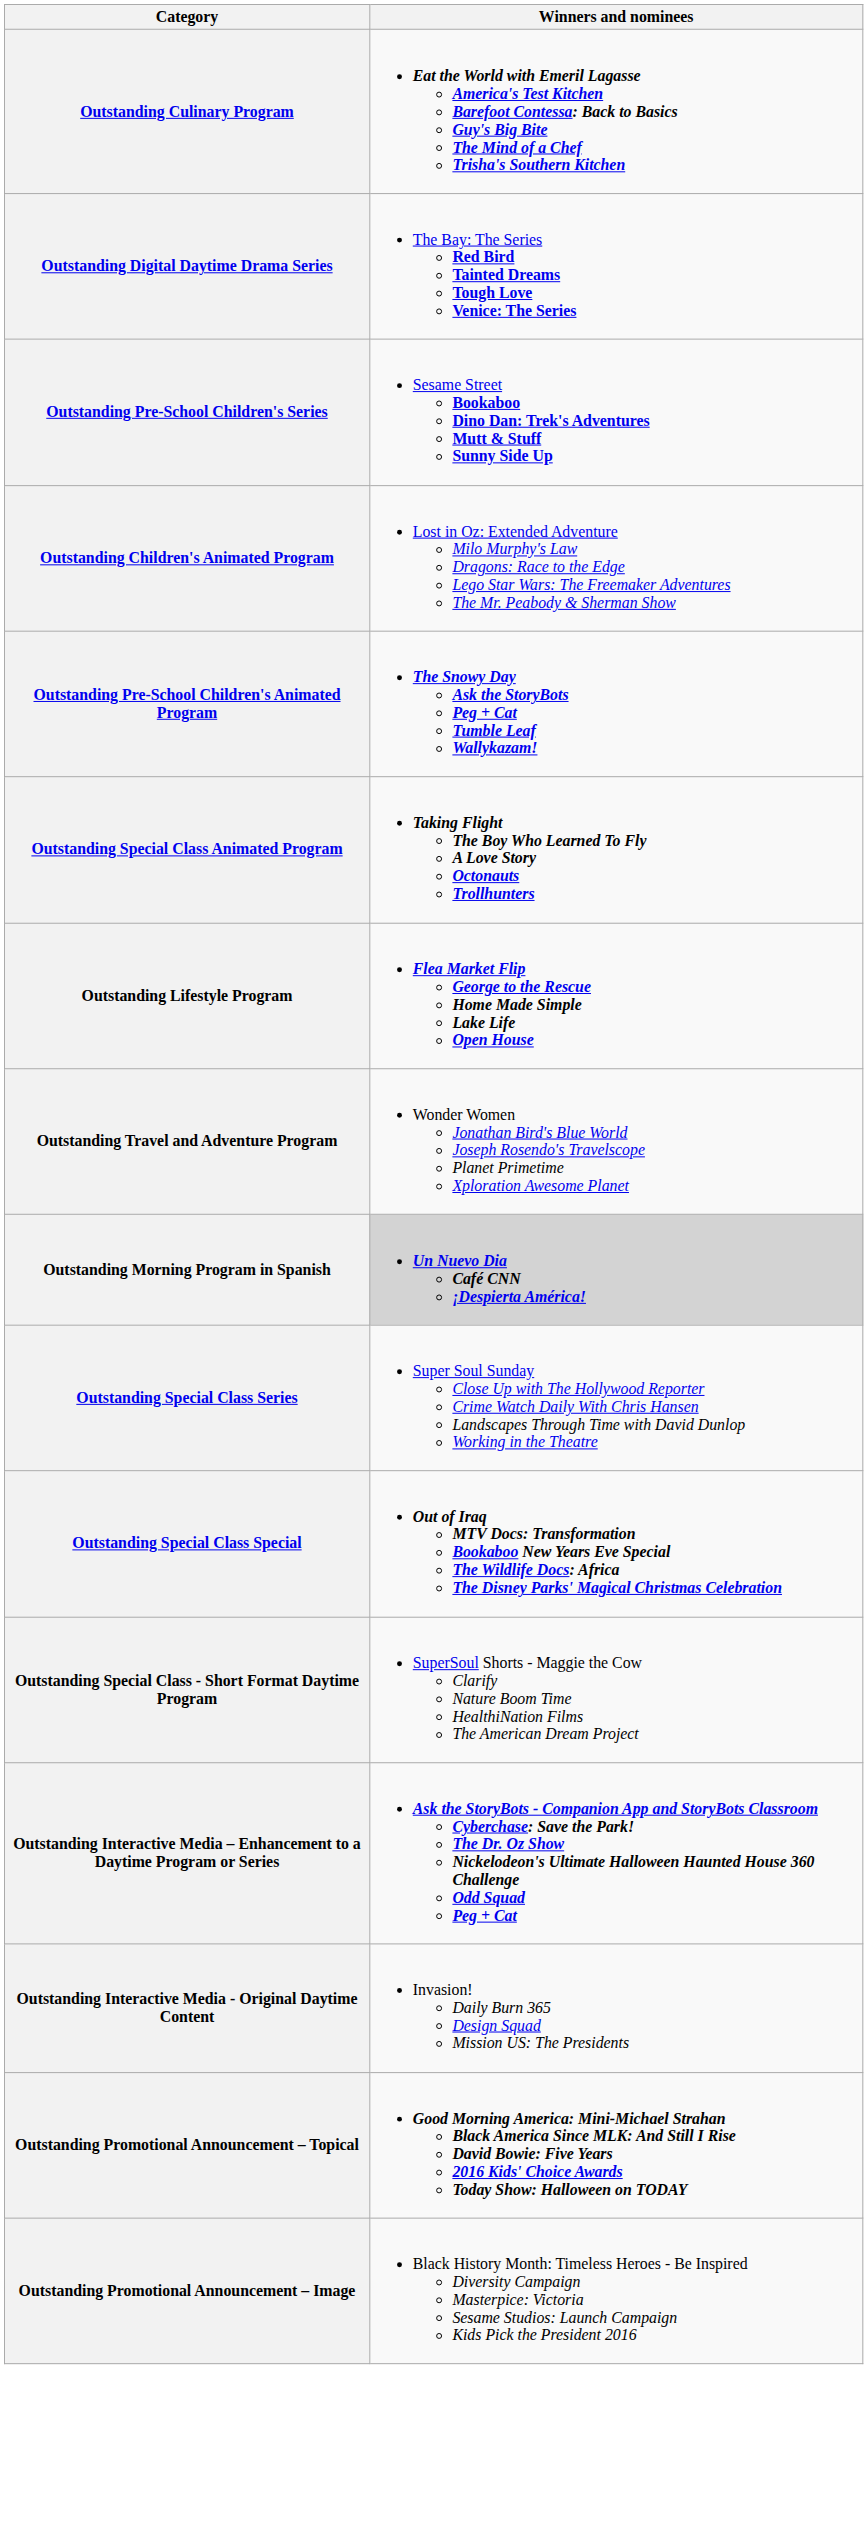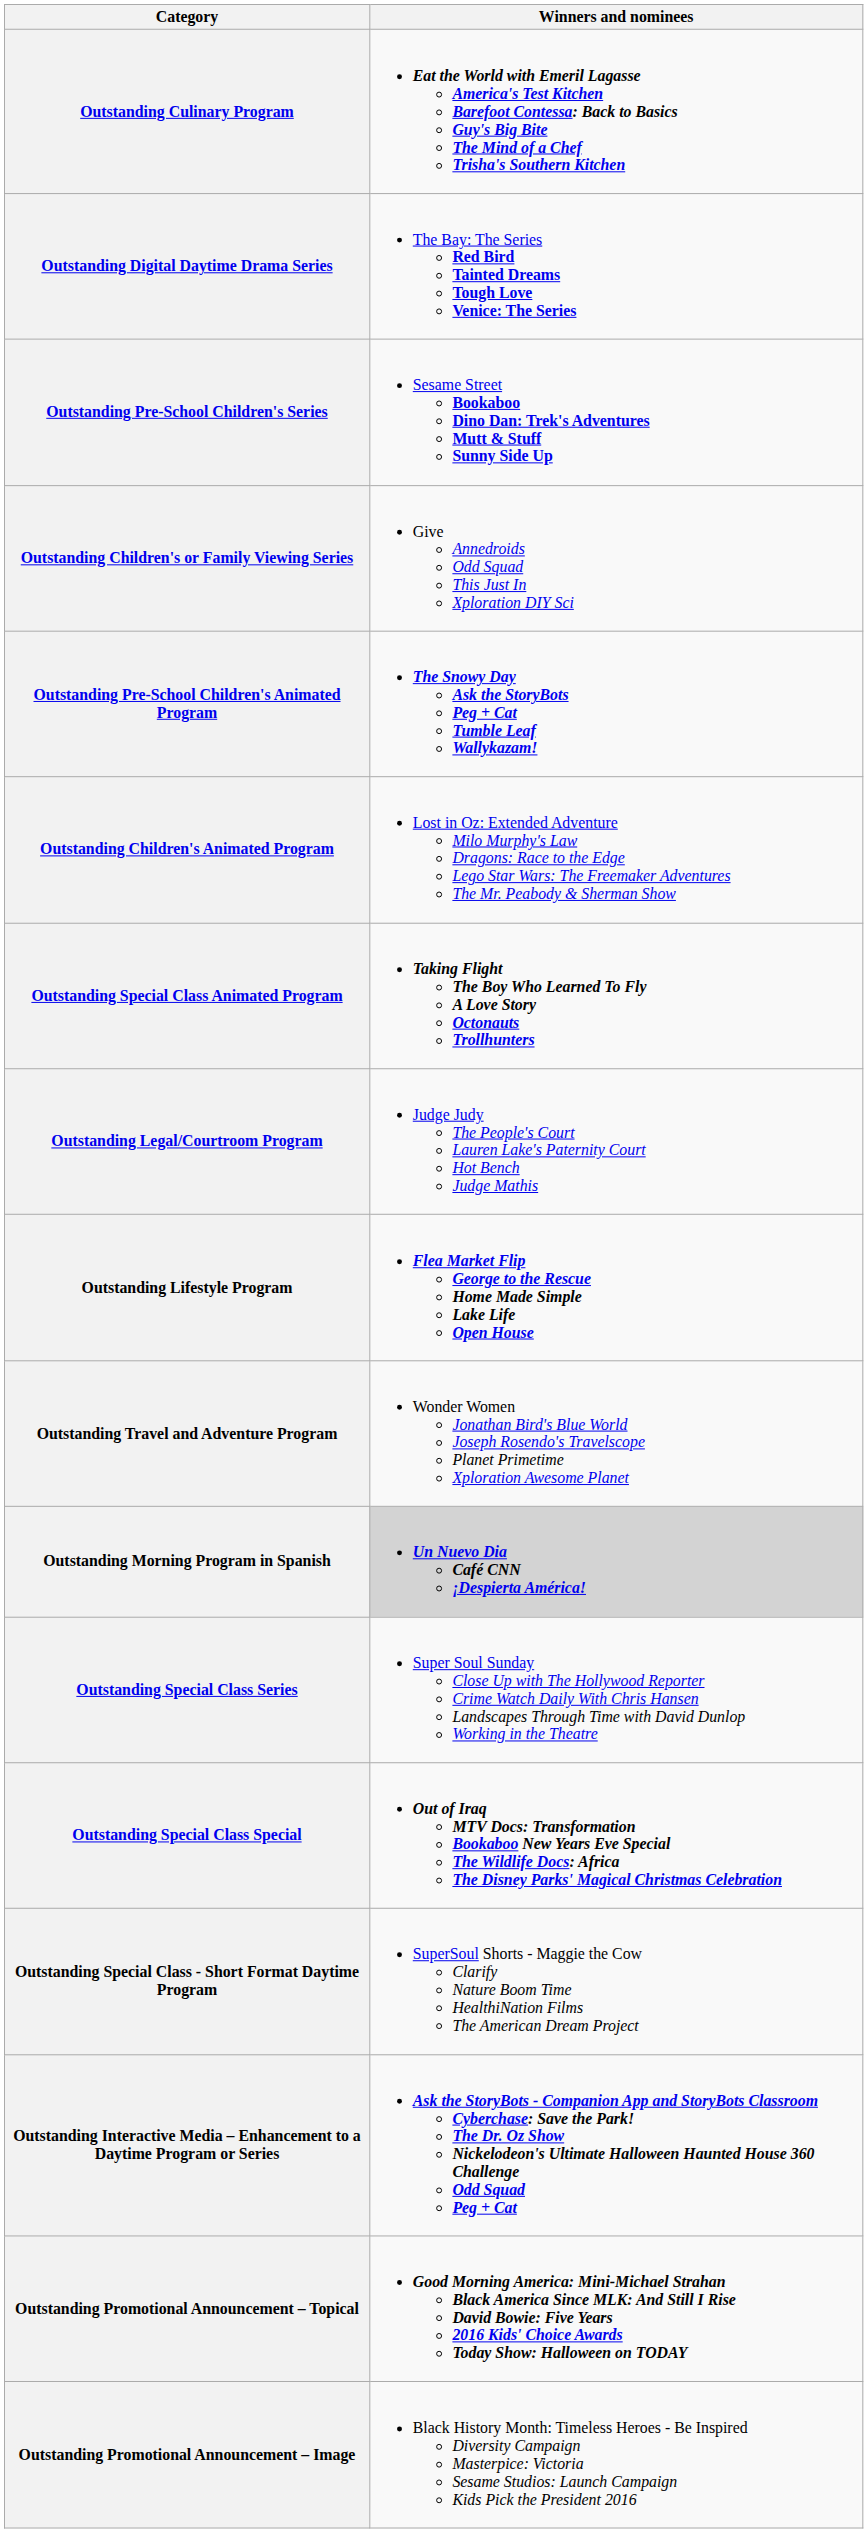+ row: (187, 558)
rows swapped: (187, 703) <-> (187, 558)
+ row: (187, 1141)
- row: (187, 2008)
